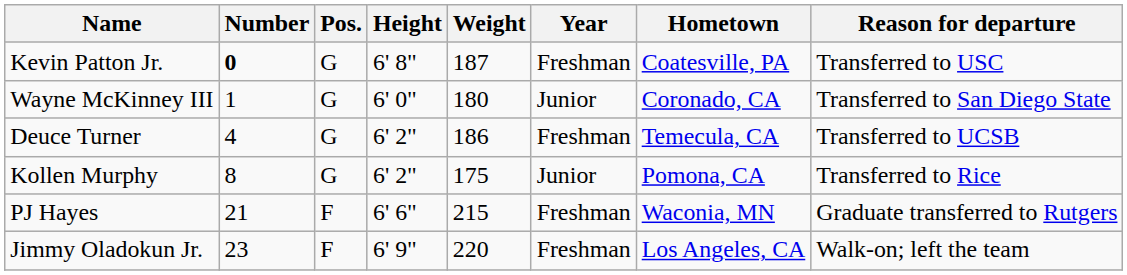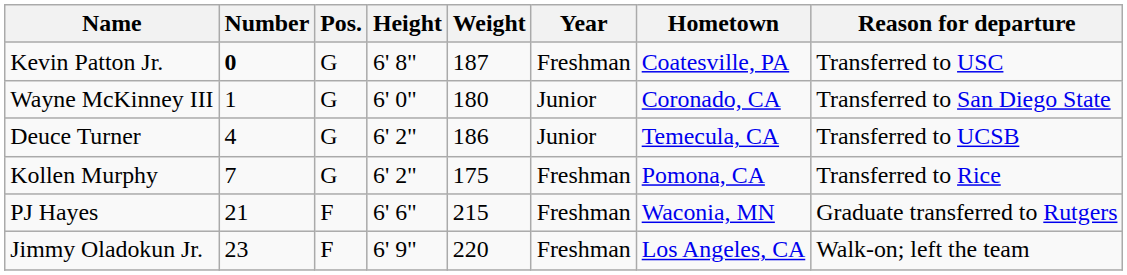(584, 136) Freshman -> (566, 136) Junior
(230, 174) 8 -> (230, 174) 7
(566, 174) Junior -> (584, 174) Freshman
